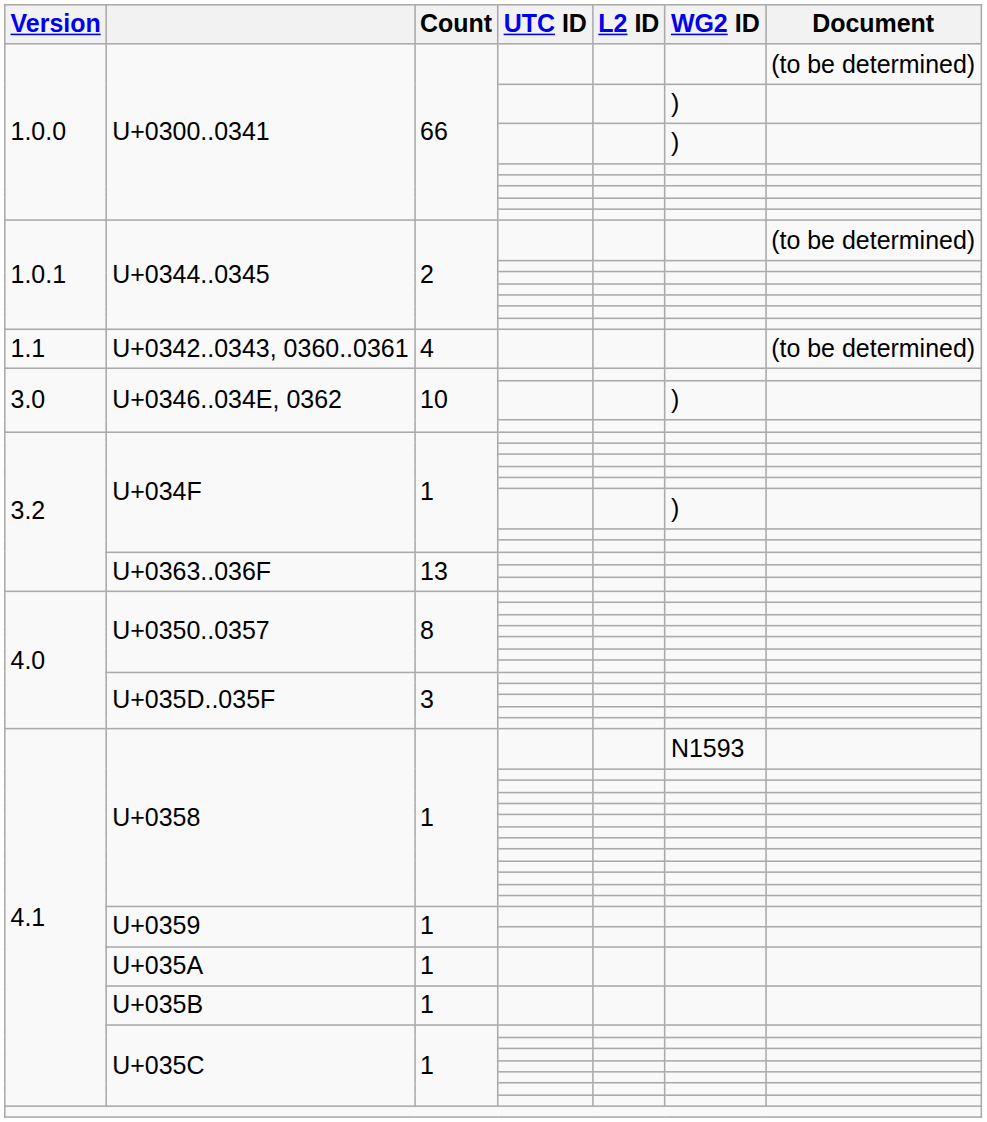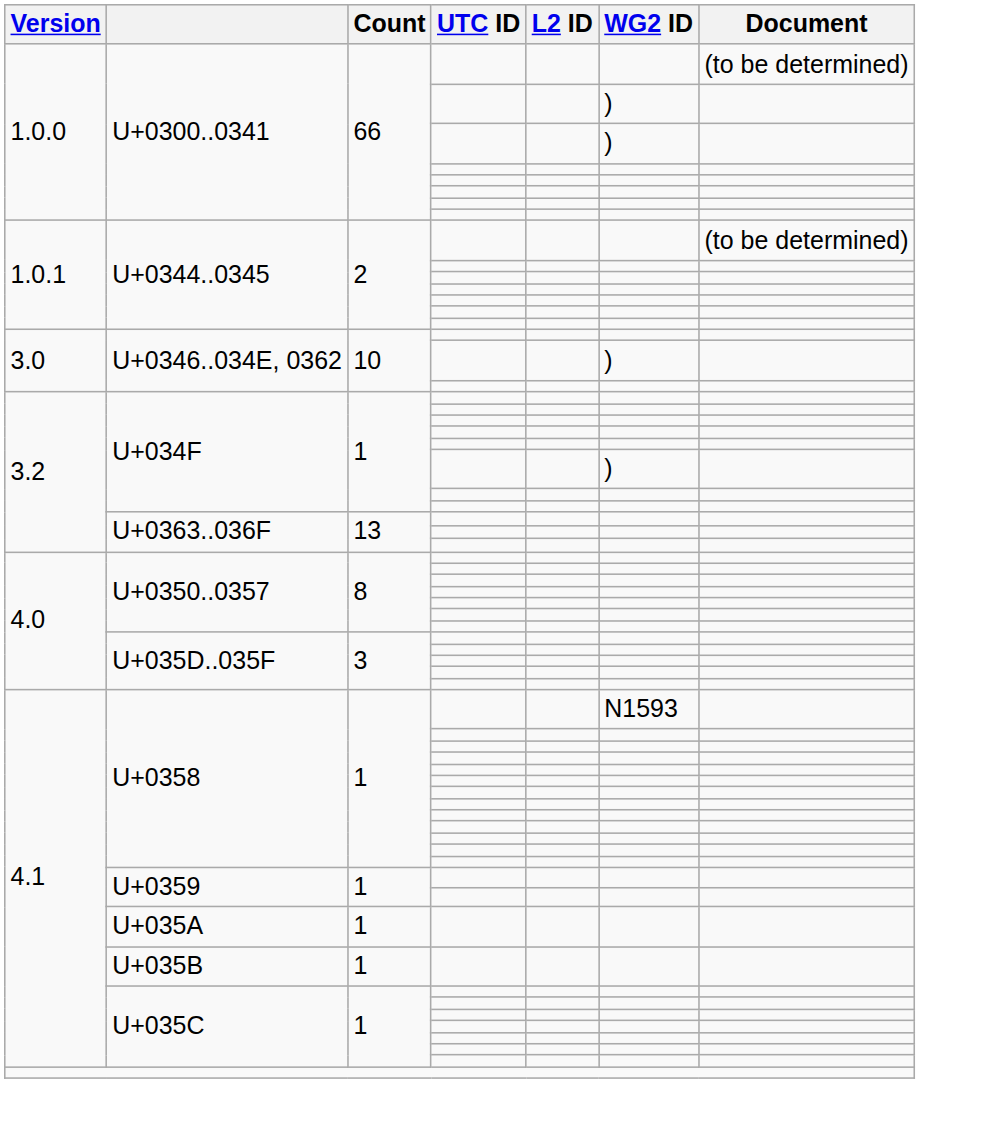- row: (260, 348)
